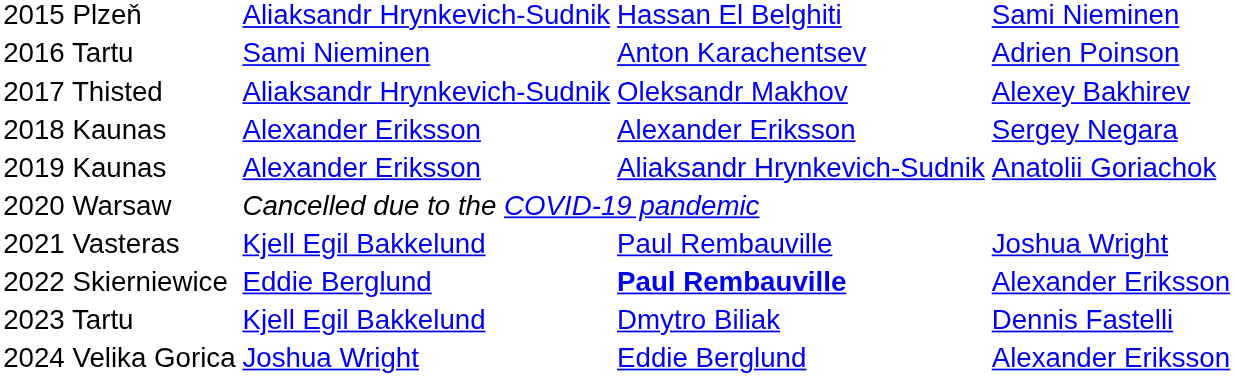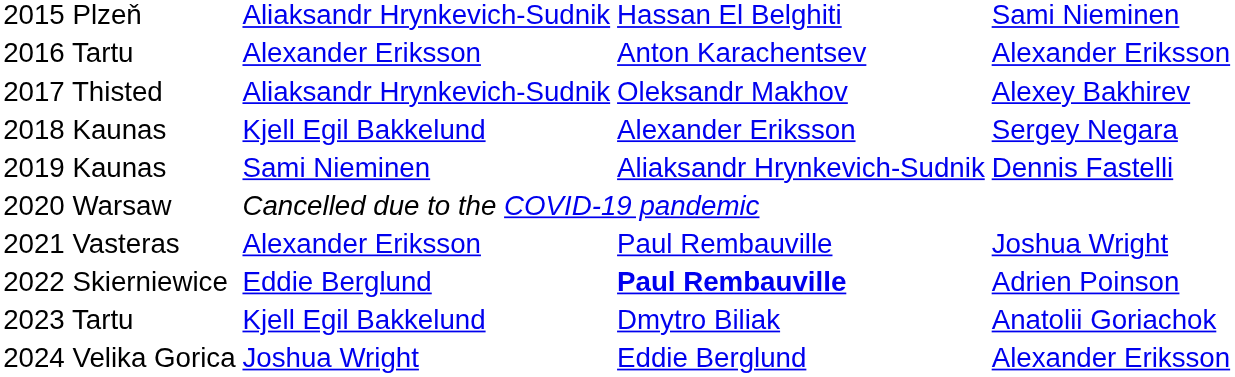(336, 53) Sami Nieminen -> (362, 53) Alexander Eriksson
(1086, 53) Adrien Poinson -> (1111, 53) Alexander Eriksson
(362, 129) Alexander Eriksson -> (364, 129) Kjell Egil Bakkelund
(362, 167) Alexander Eriksson -> (336, 167) Sami Nieminen
(1104, 167) Anatolii Goriachok -> (1082, 167) Dennis Fastelli
(364, 243) Kjell Egil Bakkelund -> (362, 243) Alexander Eriksson
(1111, 281) Alexander Eriksson -> (1086, 281) Adrien Poinson
(1082, 319) Dennis Fastelli -> (1104, 319) Anatolii Goriachok
